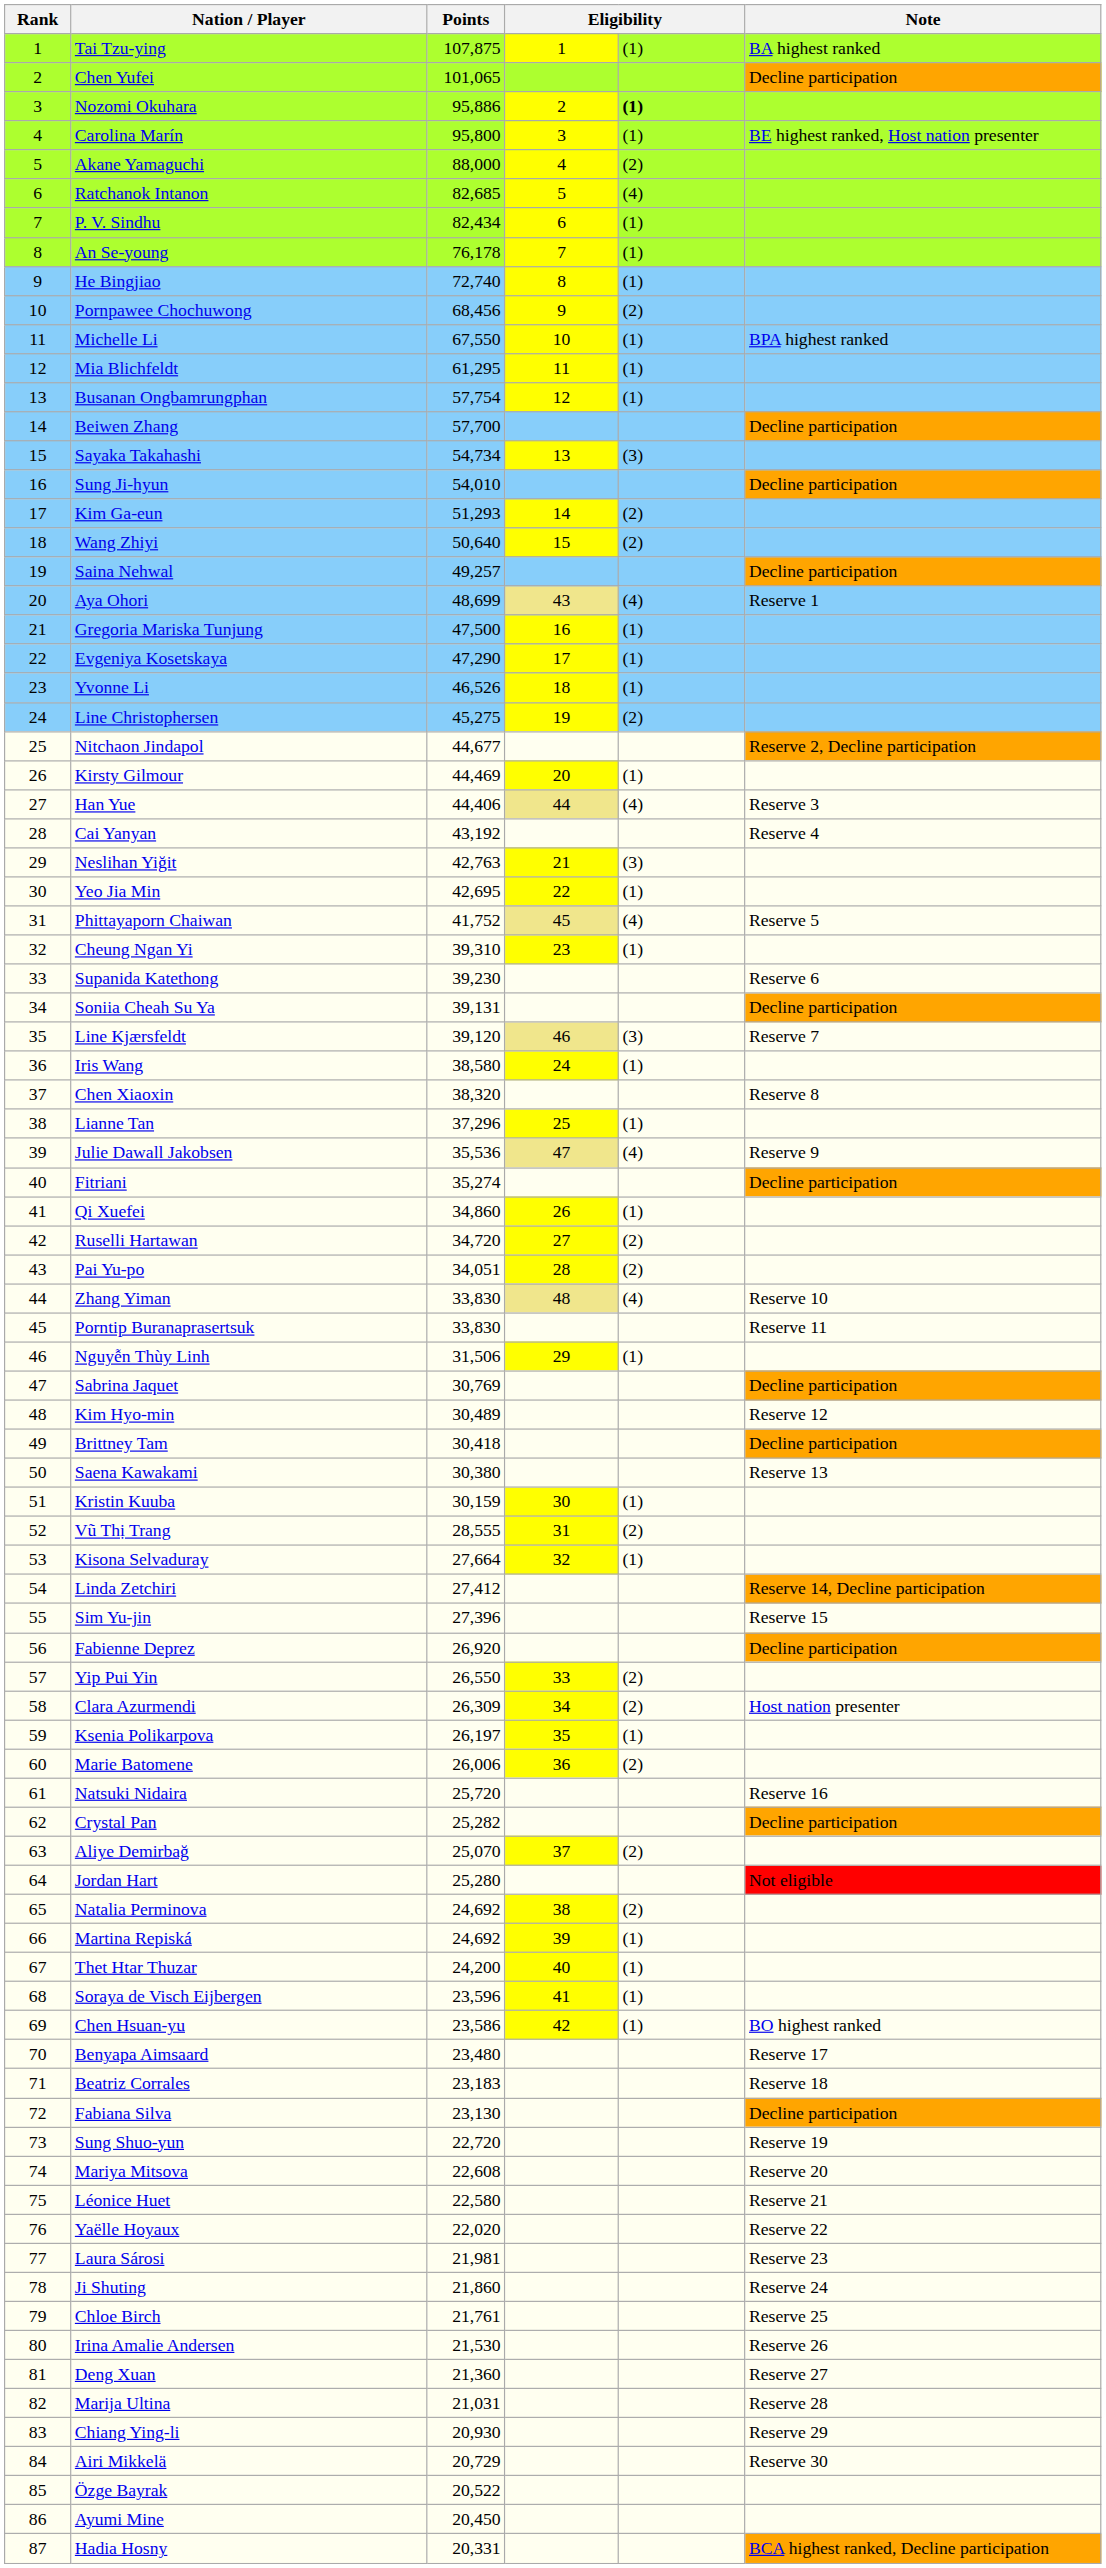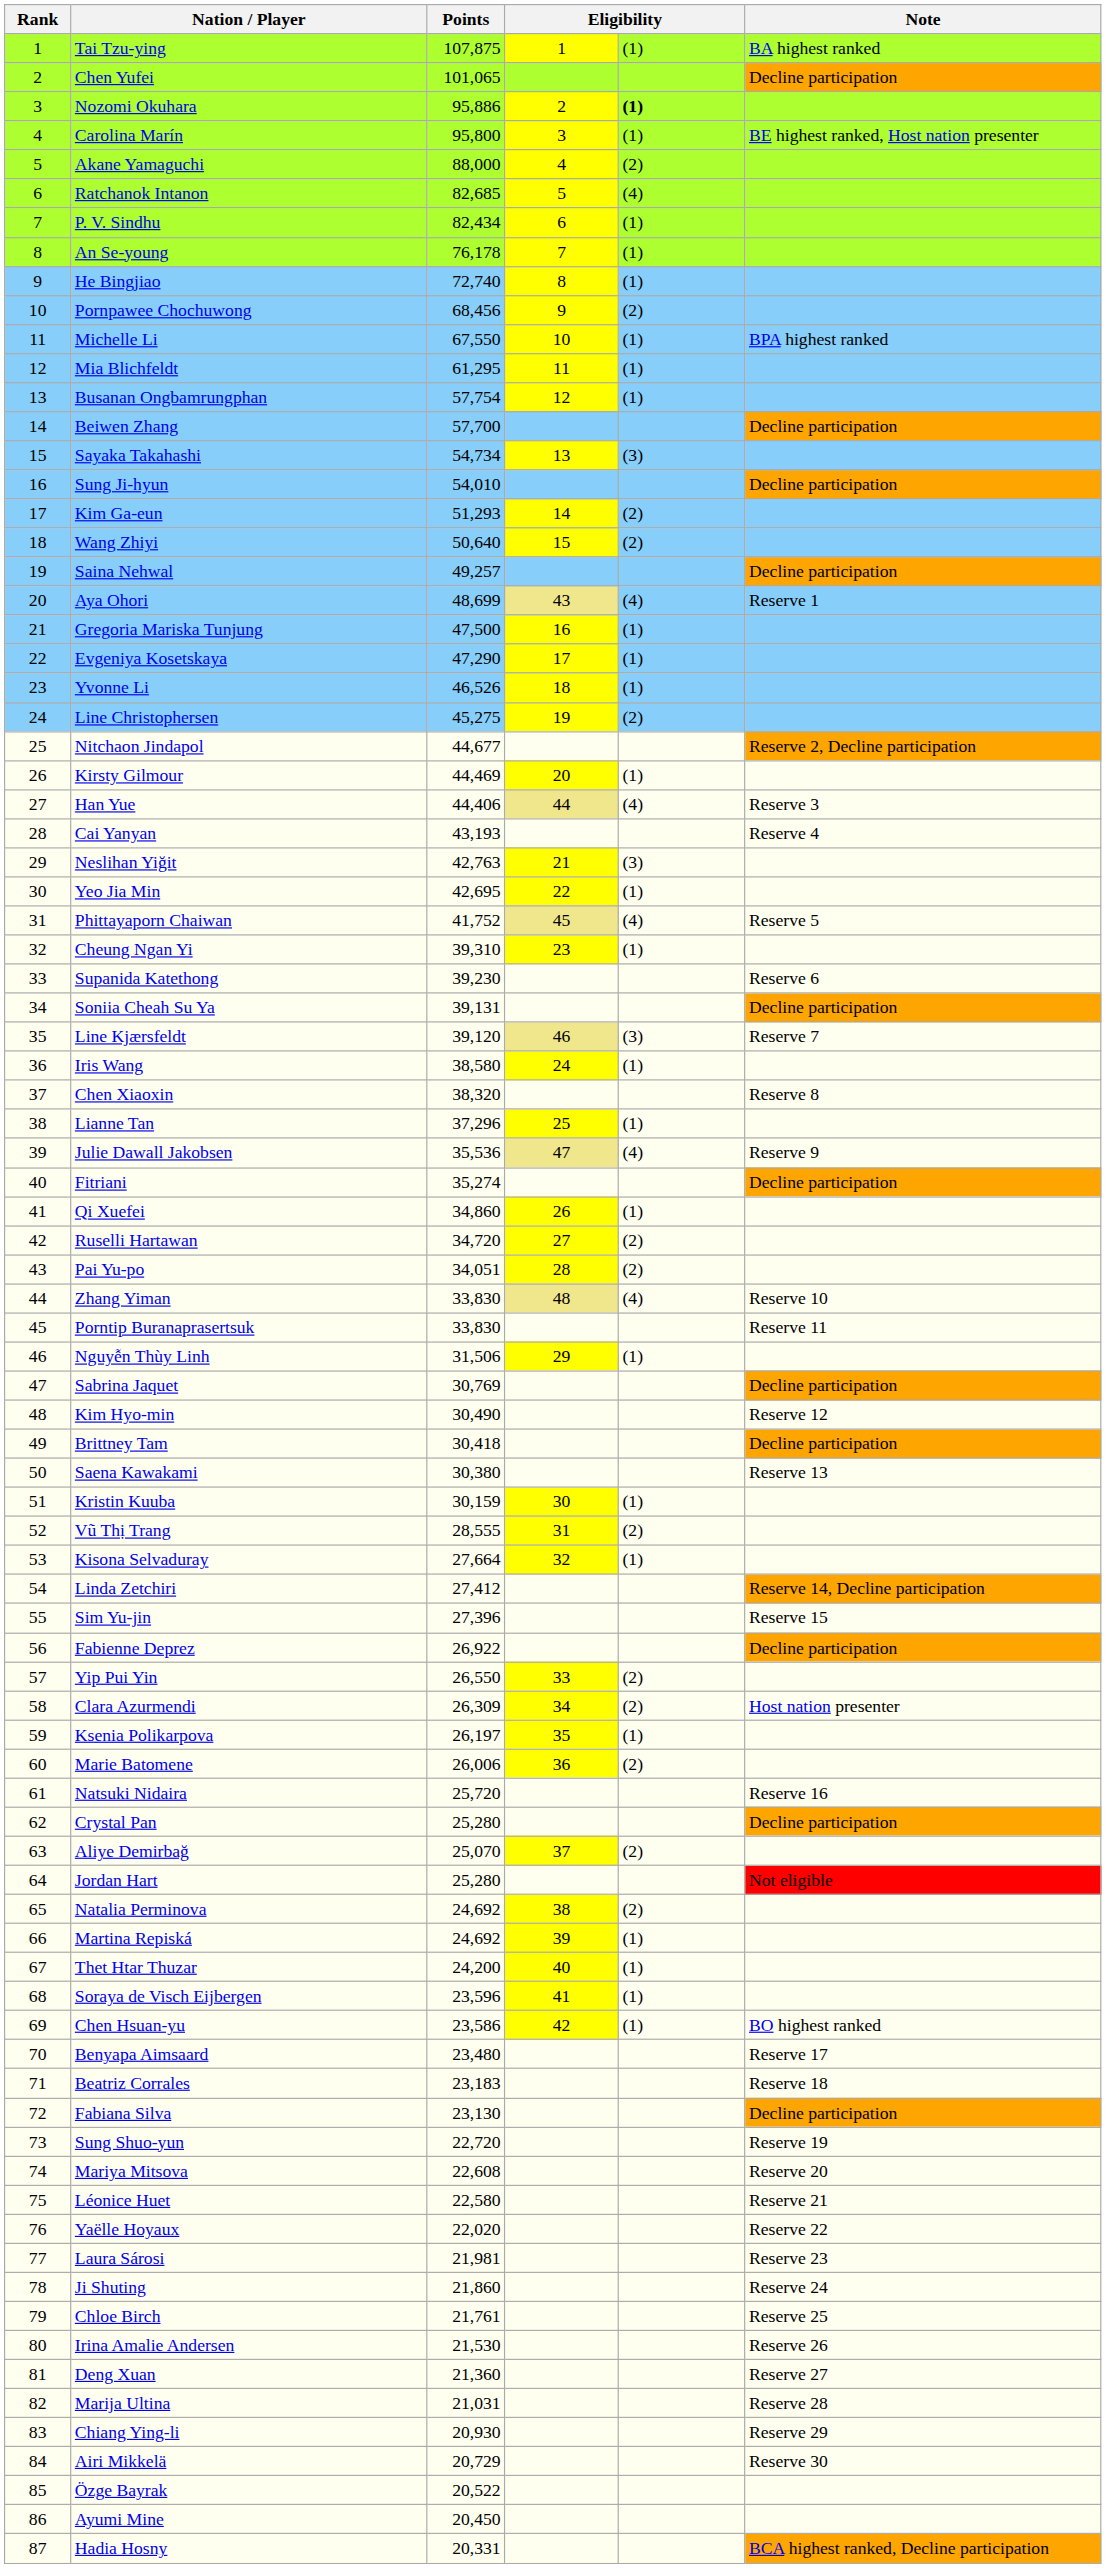(476, 833) 43,192 -> (476, 833) 43,193
(476, 1414) 30,489 -> (476, 1414) 30,490
(476, 1647) 26,920 -> (476, 1647) 26,922
(476, 1821) 25,282 -> (476, 1821) 25,280
